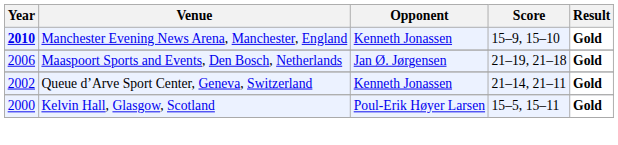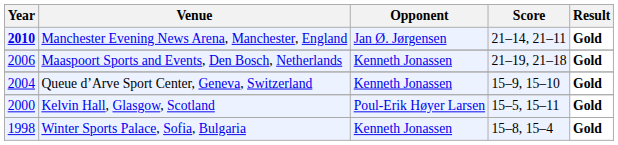(403, 38) Kenneth Jonassen -> (400, 38) Jan Ø. Jørgensen
(526, 38) 15–9, 15–10 -> (529, 38) 21–14, 21–11
(400, 61) Jan Ø. Jørgensen -> (403, 61) Kenneth Jonassen
(21, 83) 2002 -> (21, 83) 2004
(529, 83) 21–14, 21–11 -> (526, 83) 15–9, 15–10
+ row: (144, 128)
